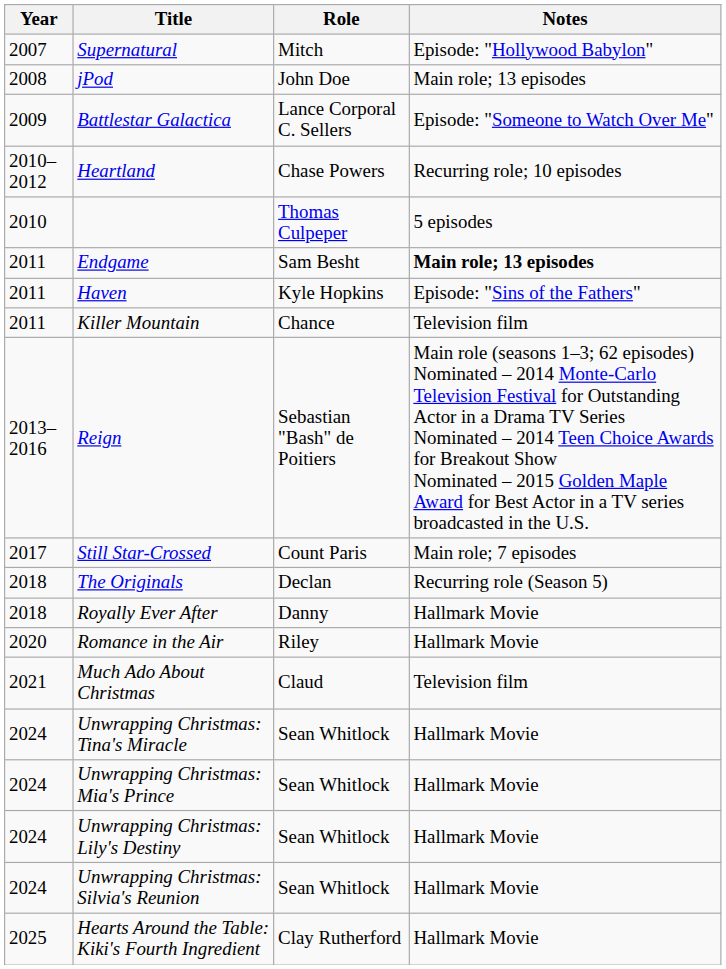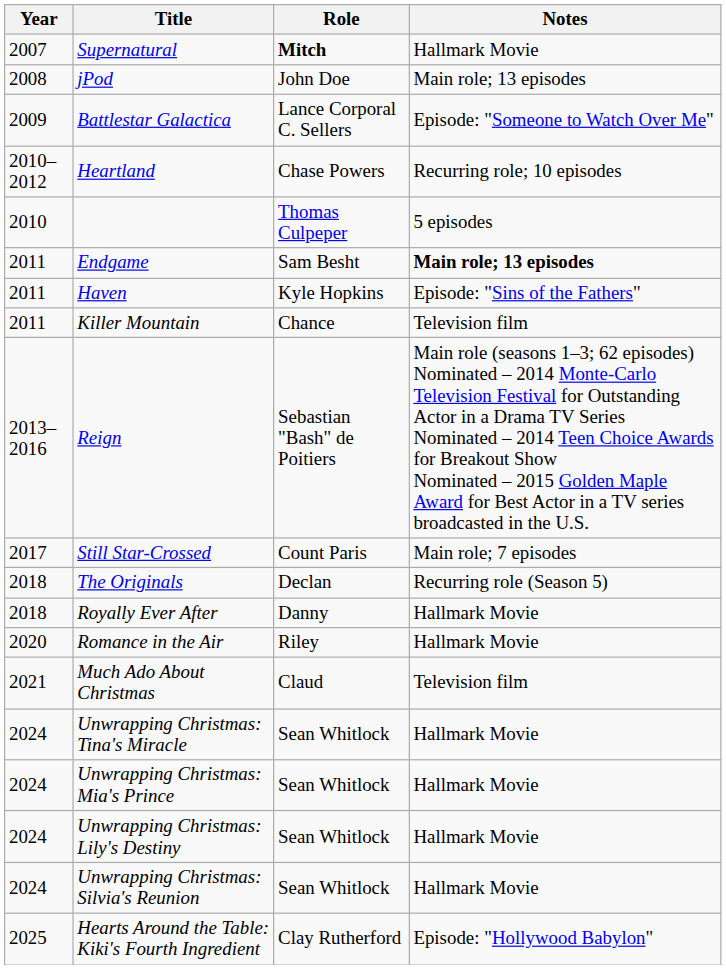(301, 49) normal -> (302, 49) bold
(533, 49) Episode: "Hollywood Babylon" -> (476, 49) Hallmark Movie
(476, 938) Hallmark Movie -> (533, 938) Episode: "Hollywood Babylon"
